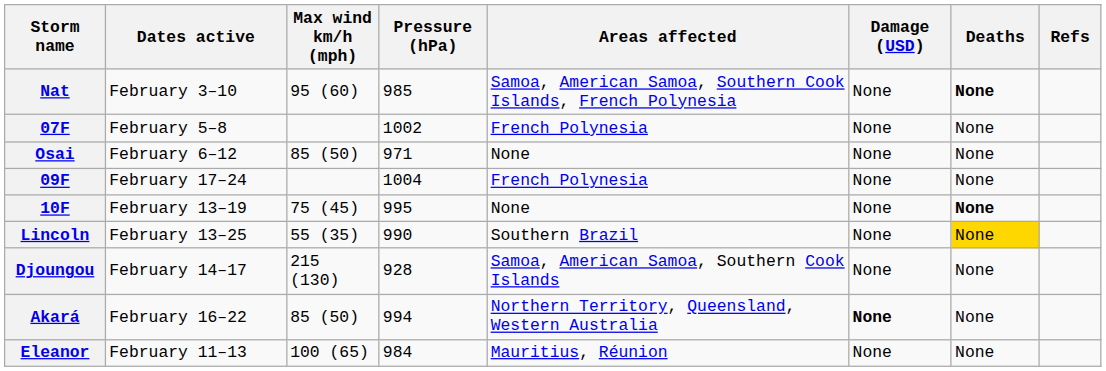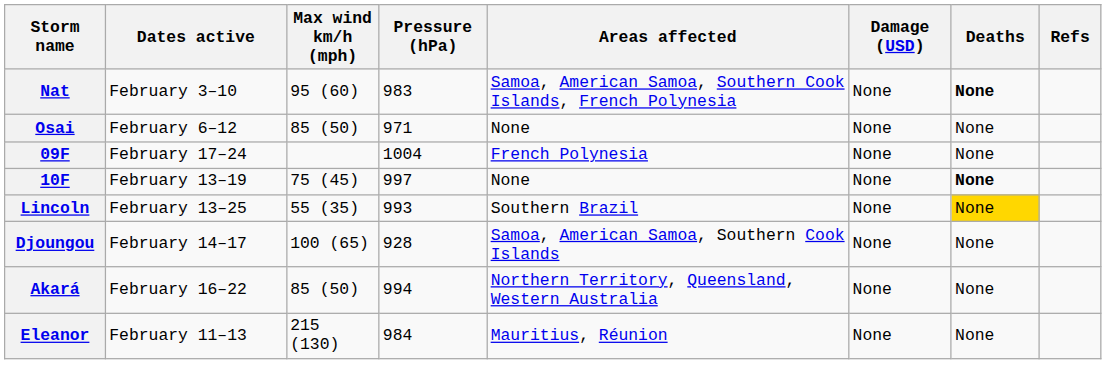(398, 92) 985 -> (398, 92) 983
- row: (55, 128)
(398, 208) 995 -> (398, 181) 997
(398, 235) 990 -> (398, 208) 993
(315, 271) 215 (130) -> (330, 244) 100 (65)
(872, 317) bold -> (872, 290) normal
(330, 353) 100 (65) -> (315, 335) 215 (130)
